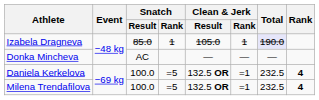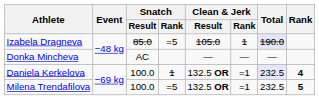(172, 42) 1 -> (172, 42) =5
(172, 72) =5 -> (172, 72) 1
(272, 72) no background -> (272, 72) lavender background
(300, 88) 4 -> (300, 88) 5
